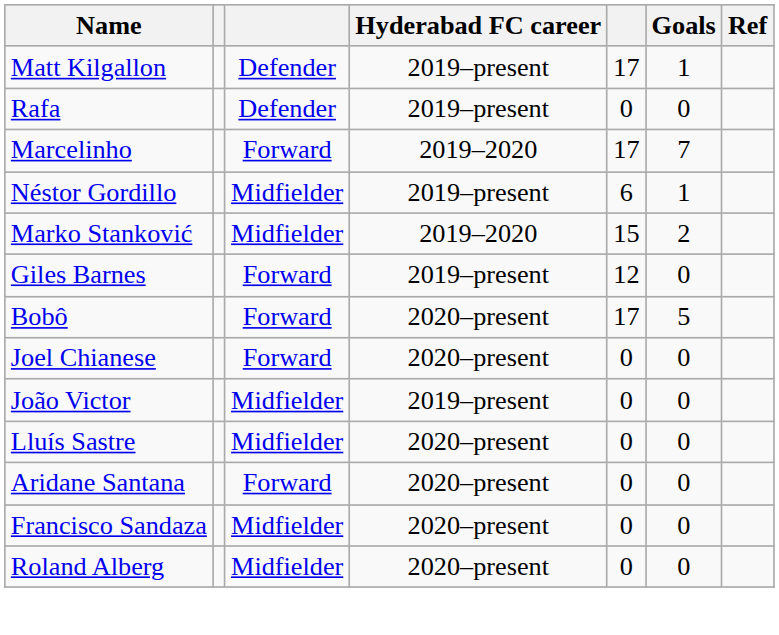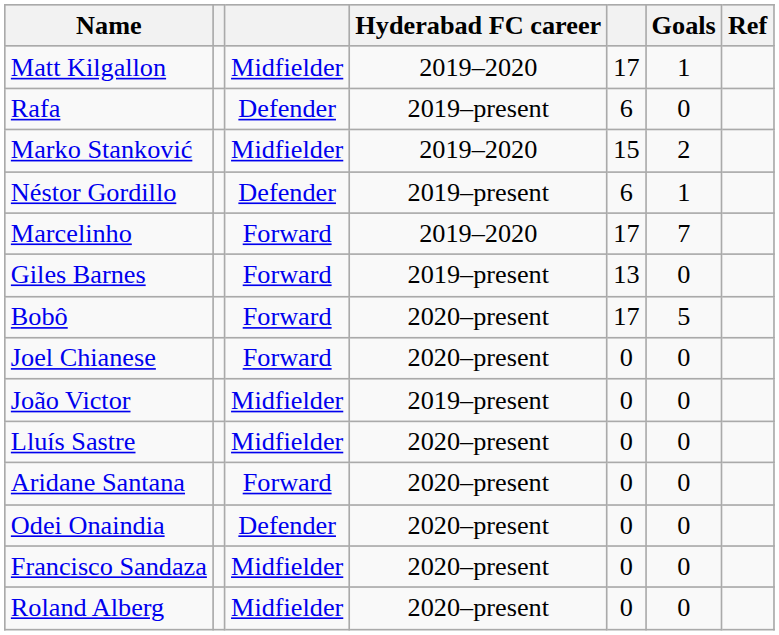(287, 66) Defender -> (287, 66) Midfielder
(478, 66) 2019–present -> (478, 66) 2019–2020
(626, 108) 0 -> (626, 108) 6
rows swapped: (102, 233) <-> (71, 150)
(287, 191) Midfielder -> (287, 191) Defender
(626, 274) 12 -> (626, 274) 13
+ row: (88, 524)
